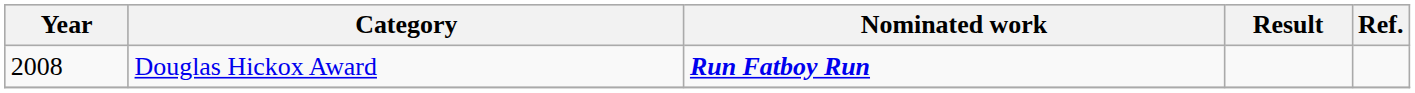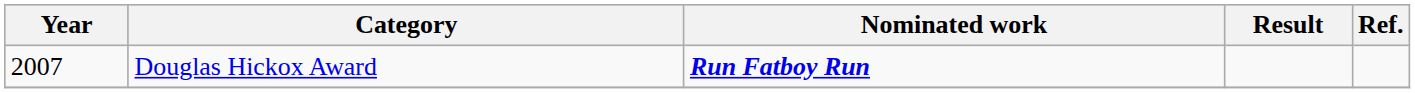(37, 66) 2008 -> (37, 66) 2007
